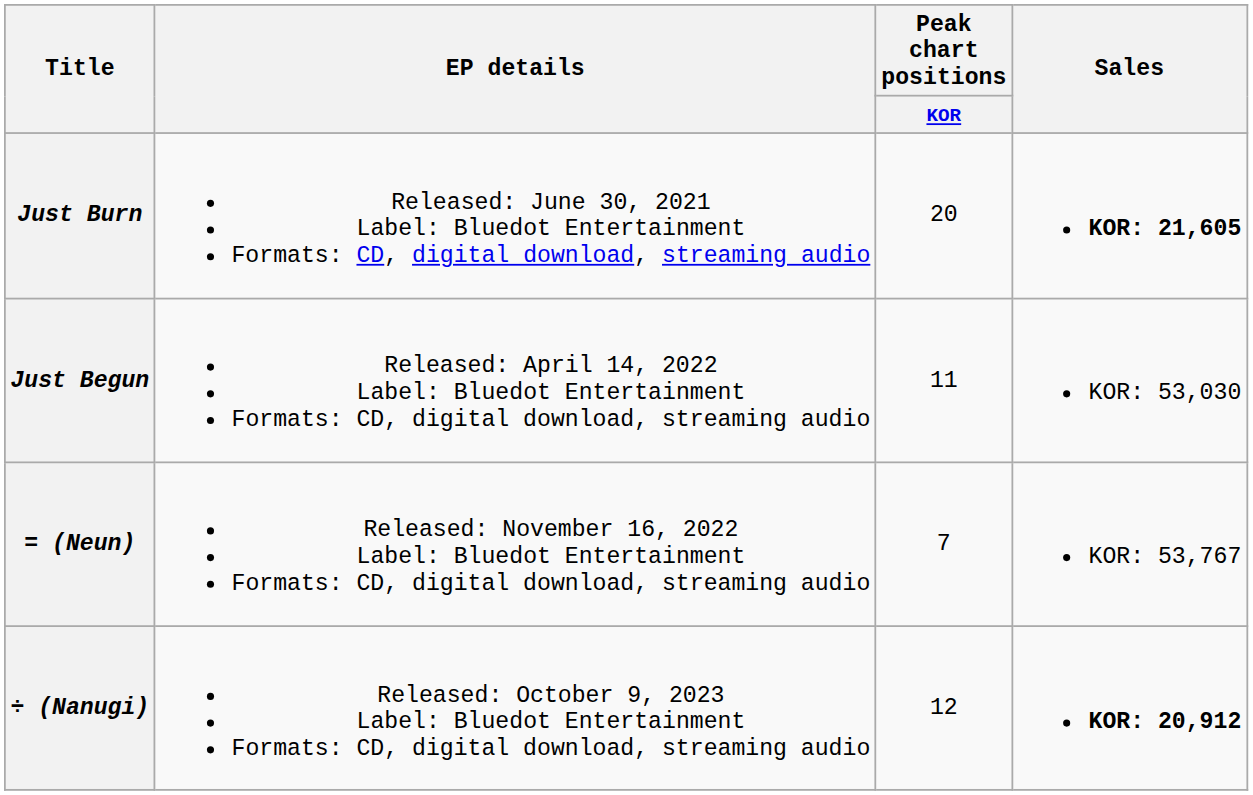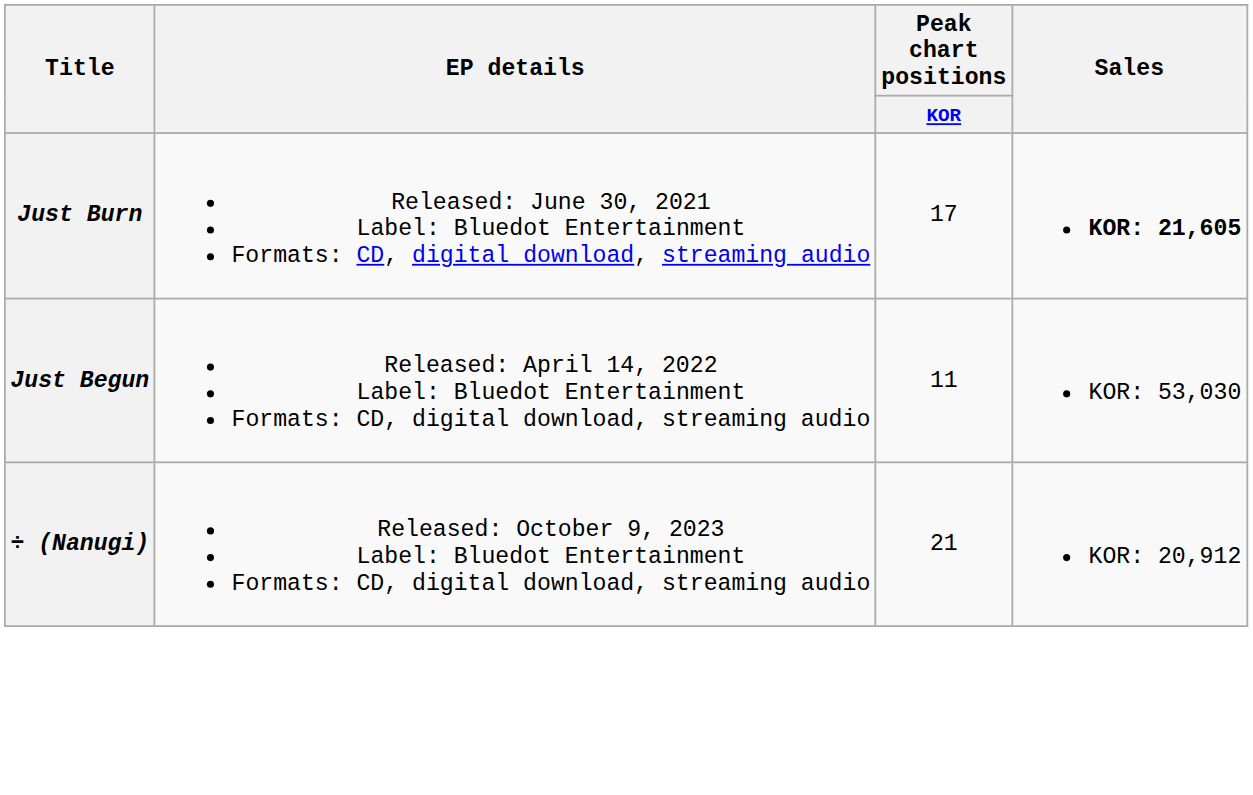(944, 216) 20 -> (944, 216) 17
- row: (80, 544)
(944, 708) 12 -> (944, 544) 21
(1129, 721) bold -> (1129, 557) normal
